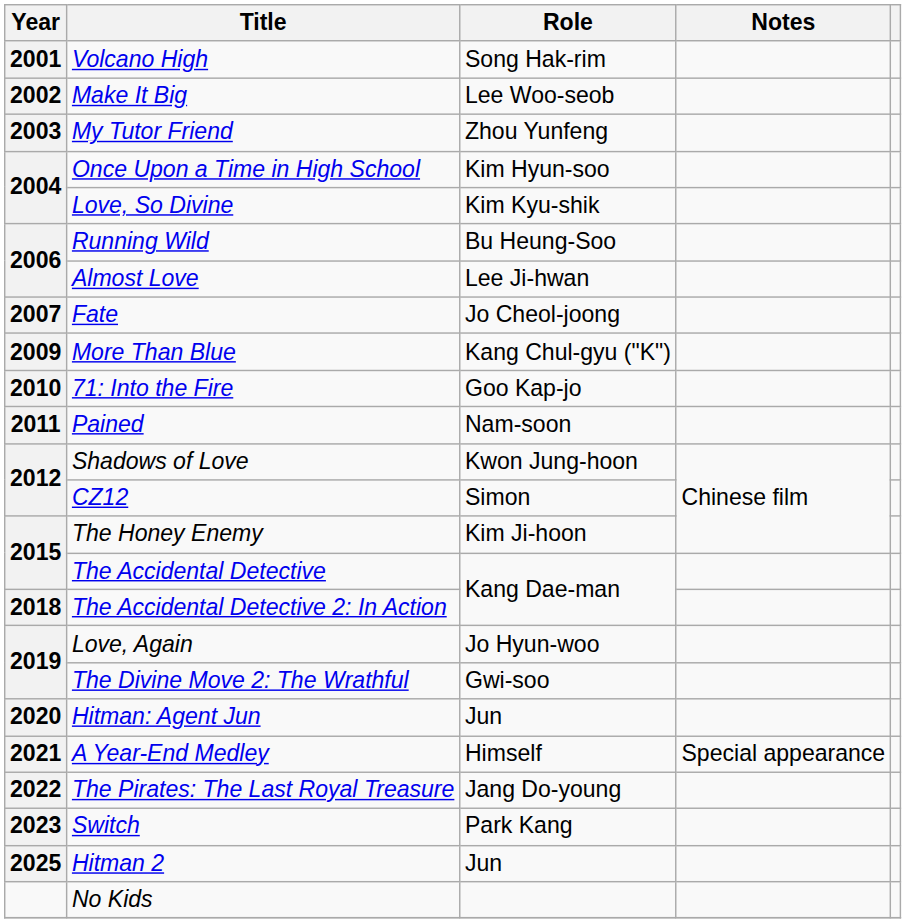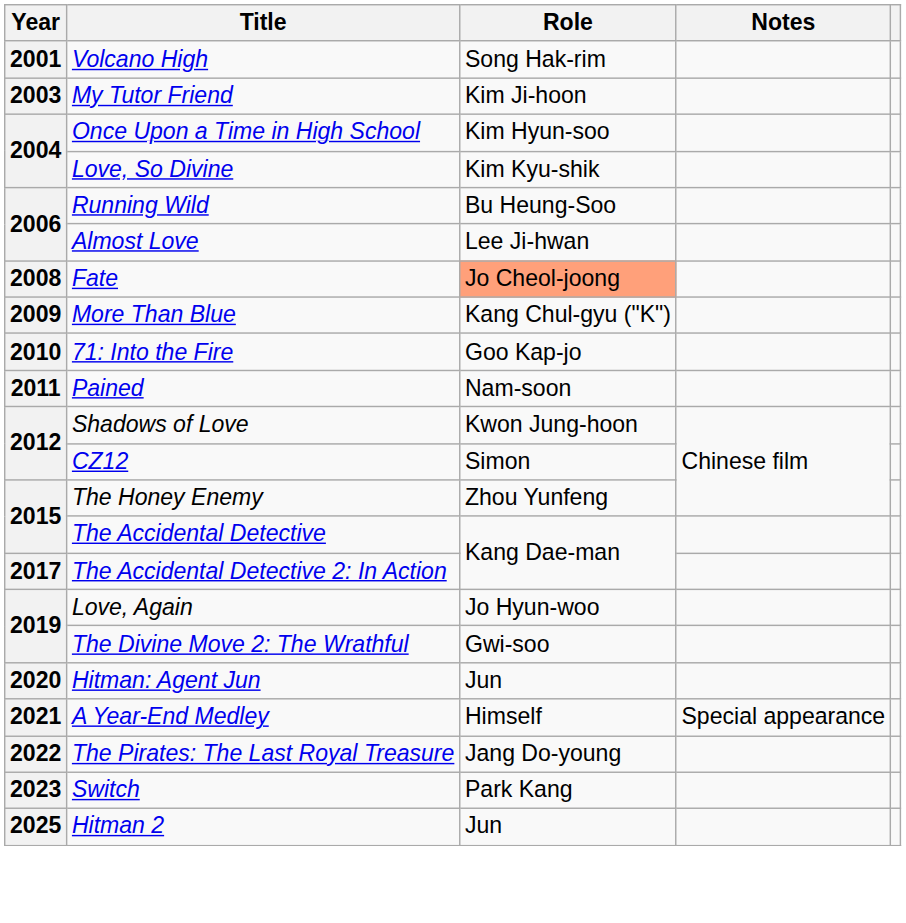- row: (130, 95)
(537, 132) Zhou Yunfeng -> (526, 95) Kim Ji-hoon
(36, 315) 2007 -> (36, 278) 2008
(542, 315) no background -> (542, 278) lightsalmon background
(526, 534) Kim Ji-hoon -> (537, 497) Zhou Yunfeng
(36, 607) 2018 -> (36, 570) 2017
- row: (112, 899)
